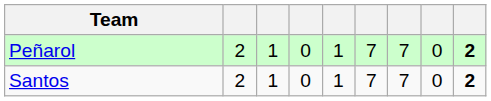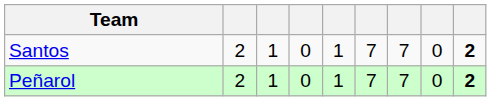rows swapped: (42, 50) <-> (39, 80)
